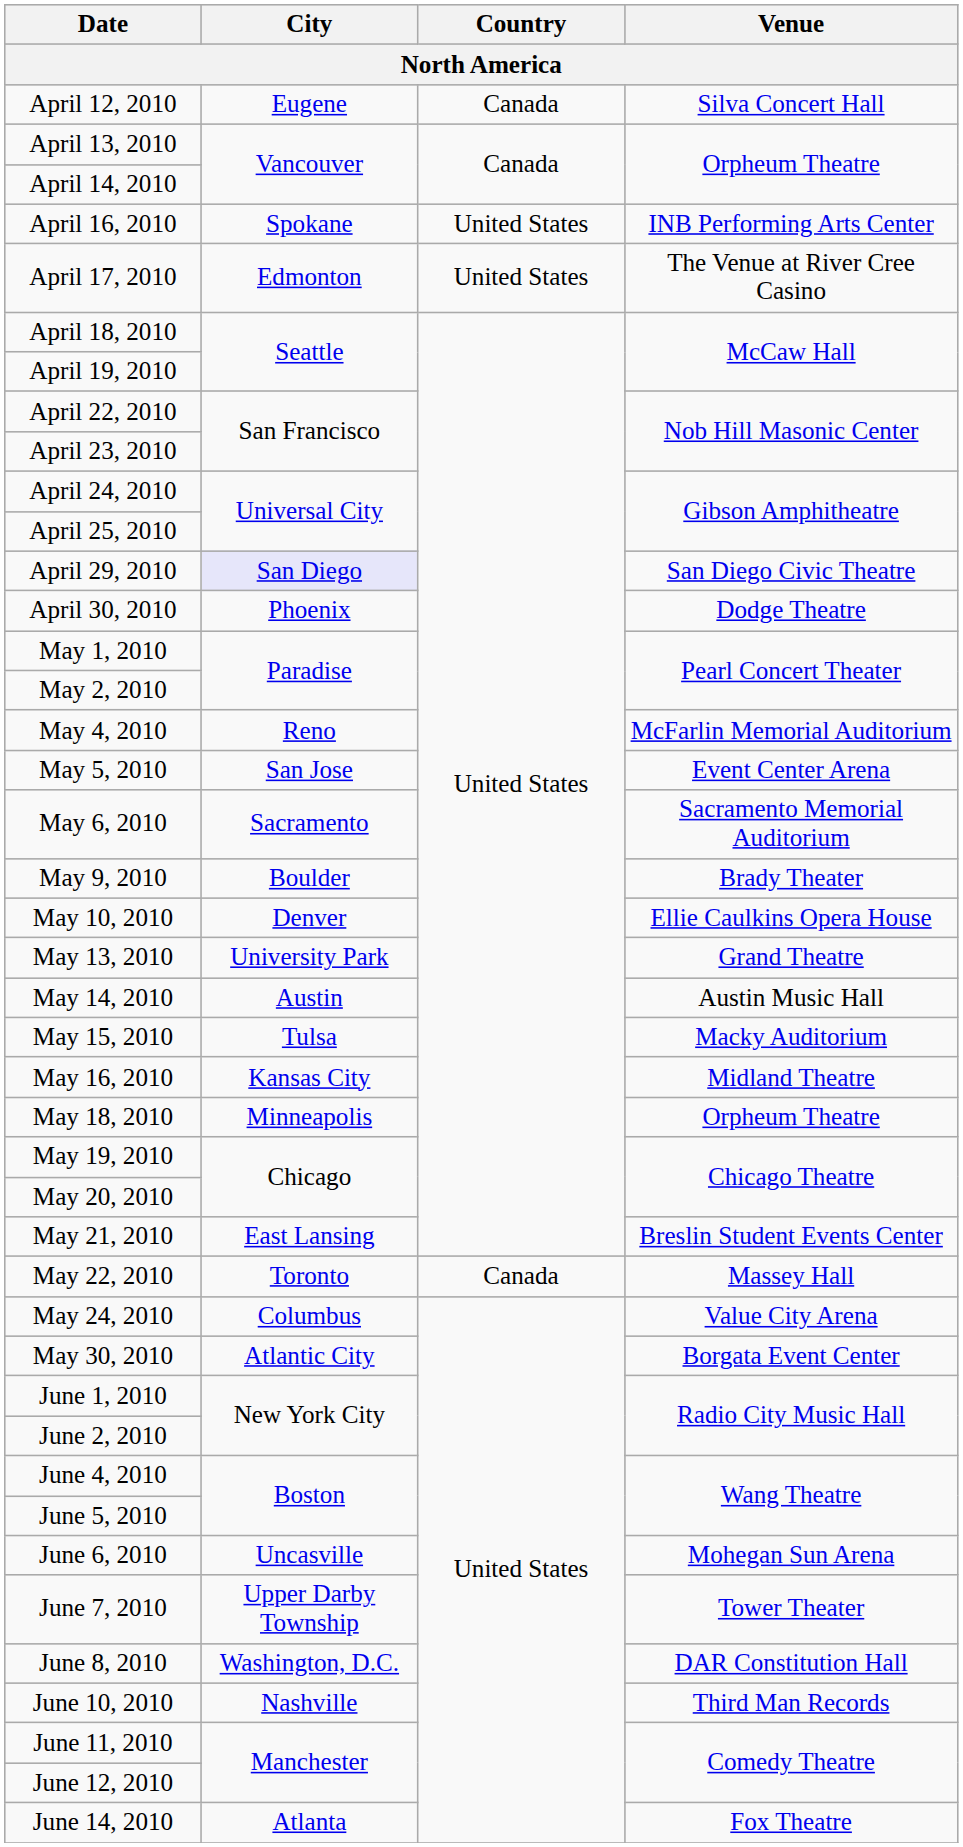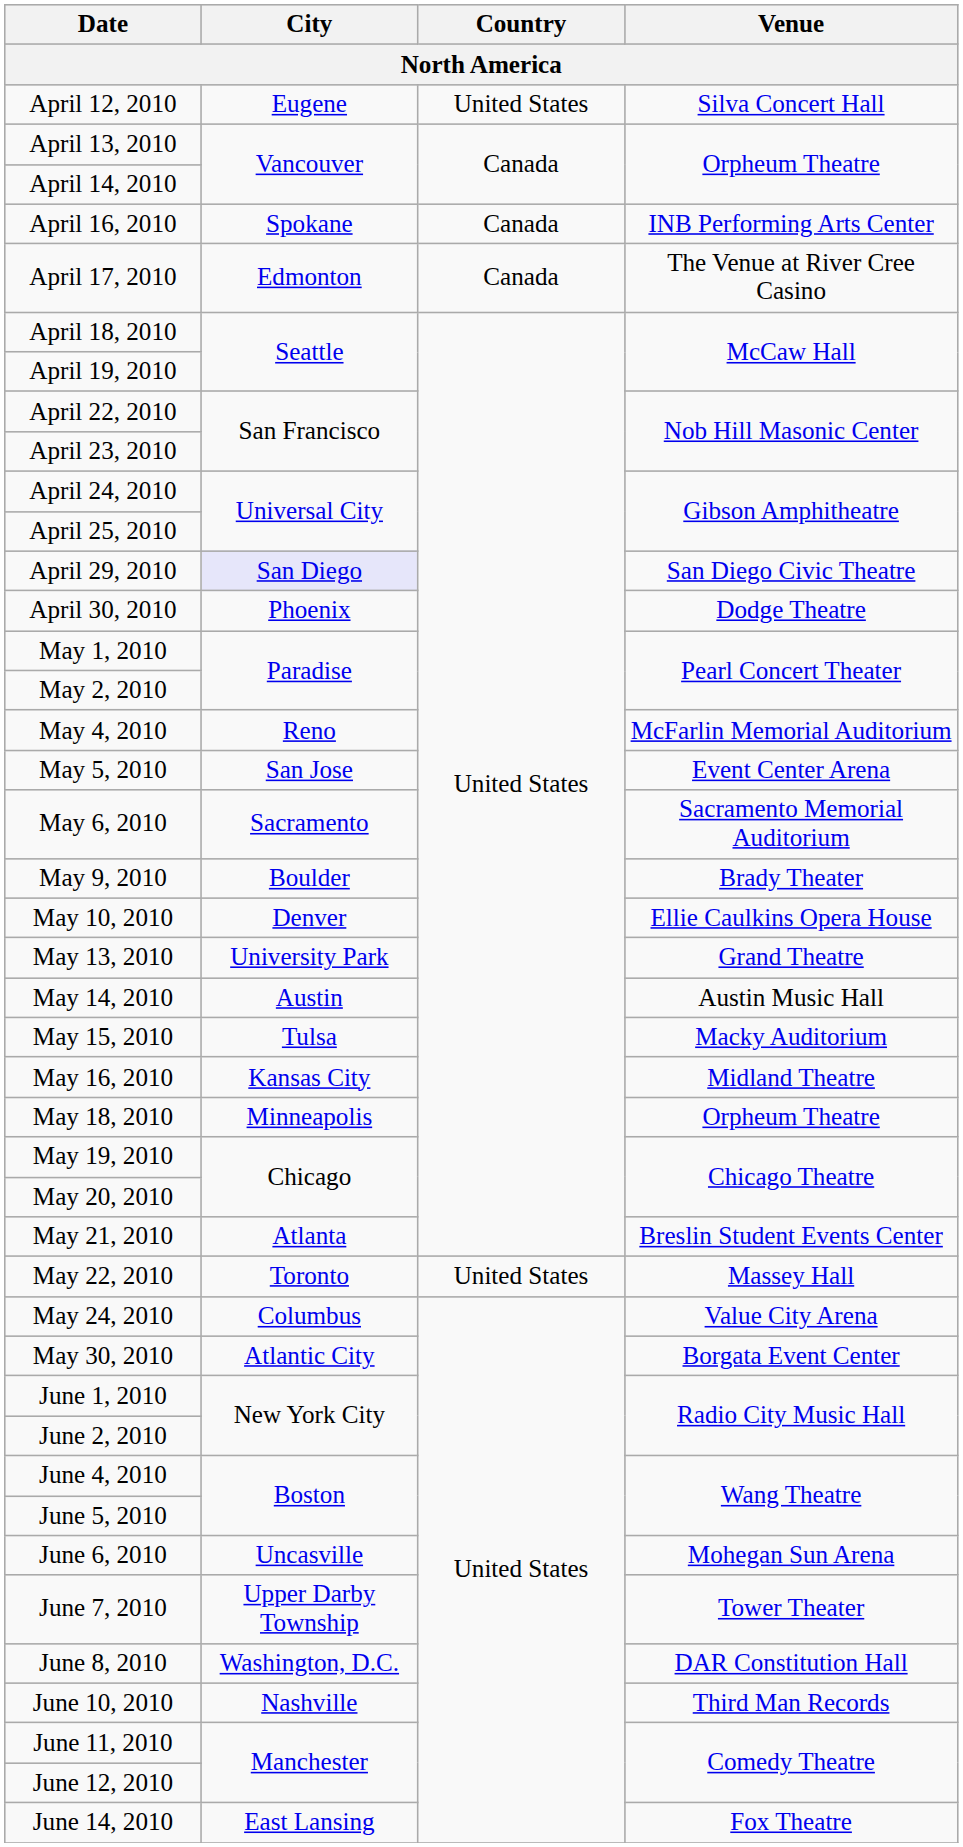(521, 104) Canada -> (521, 104) United States
(521, 223) United States -> (521, 223) Canada
(521, 277) United States -> (521, 277) Canada
(309, 1236) East Lansing -> (309, 1236) Atlanta
(521, 1276) Canada -> (521, 1276) United States
(309, 1822) Atlanta -> (309, 1822) East Lansing
